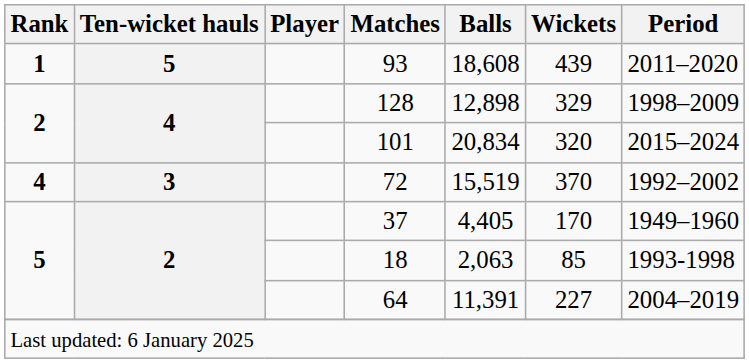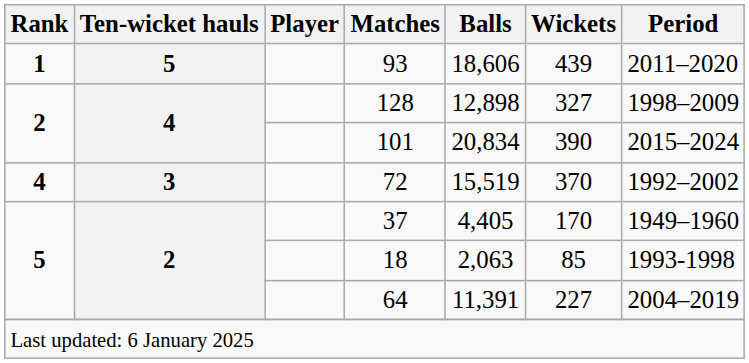(486, 63) 18,608 -> (486, 63) 18,606
(574, 102) 329 -> (574, 102) 327
(574, 142) 320 -> (574, 142) 390
